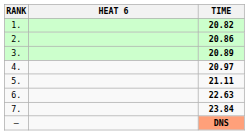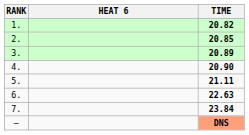(221, 39) 20.86 -> (221, 39) 20.85
(221, 67) 20.97 -> (221, 67) 20.90
